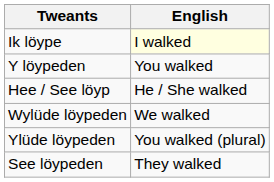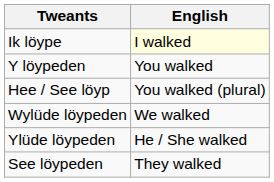(191, 90) He / She walked -> (200, 90) You walked (plural)
(200, 139) You walked (plural) -> (191, 139) He / She walked
